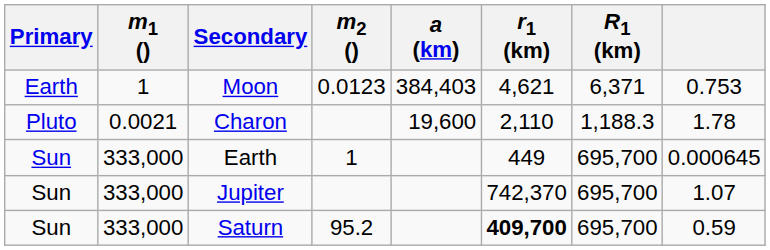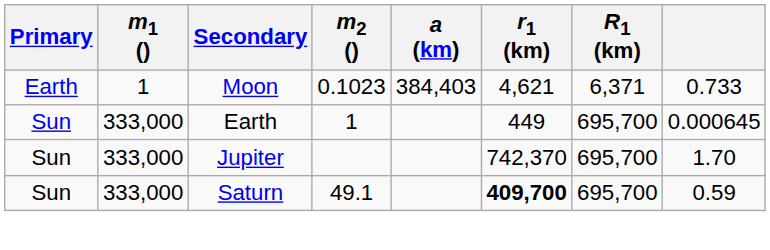(352, 86) 0.0123 -> (352, 86) 0.1023
(714, 86) 0.753 -> (714, 86) 0.733
- row: (250, 122)
(714, 192) 1.07 -> (714, 157) 1.70
(352, 227) 95.2 -> (352, 192) 49.1
